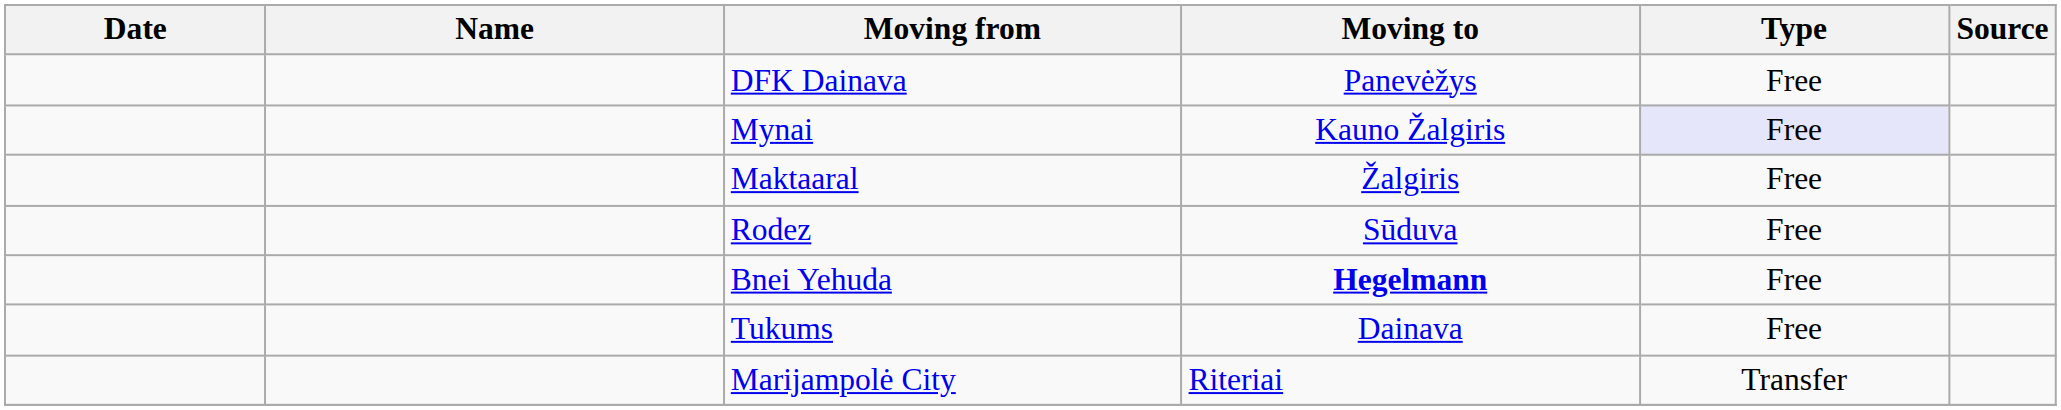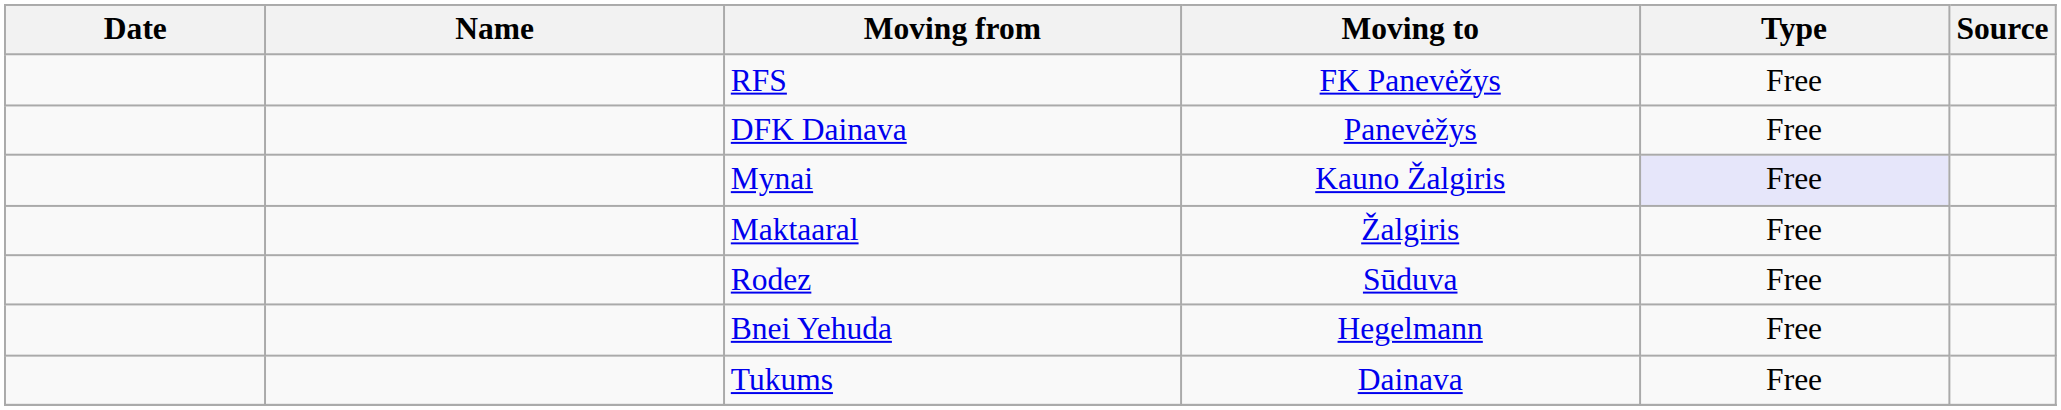+ row: (759, 79)
(1410, 279) bold -> (1410, 329) normal
- row: (843, 379)
